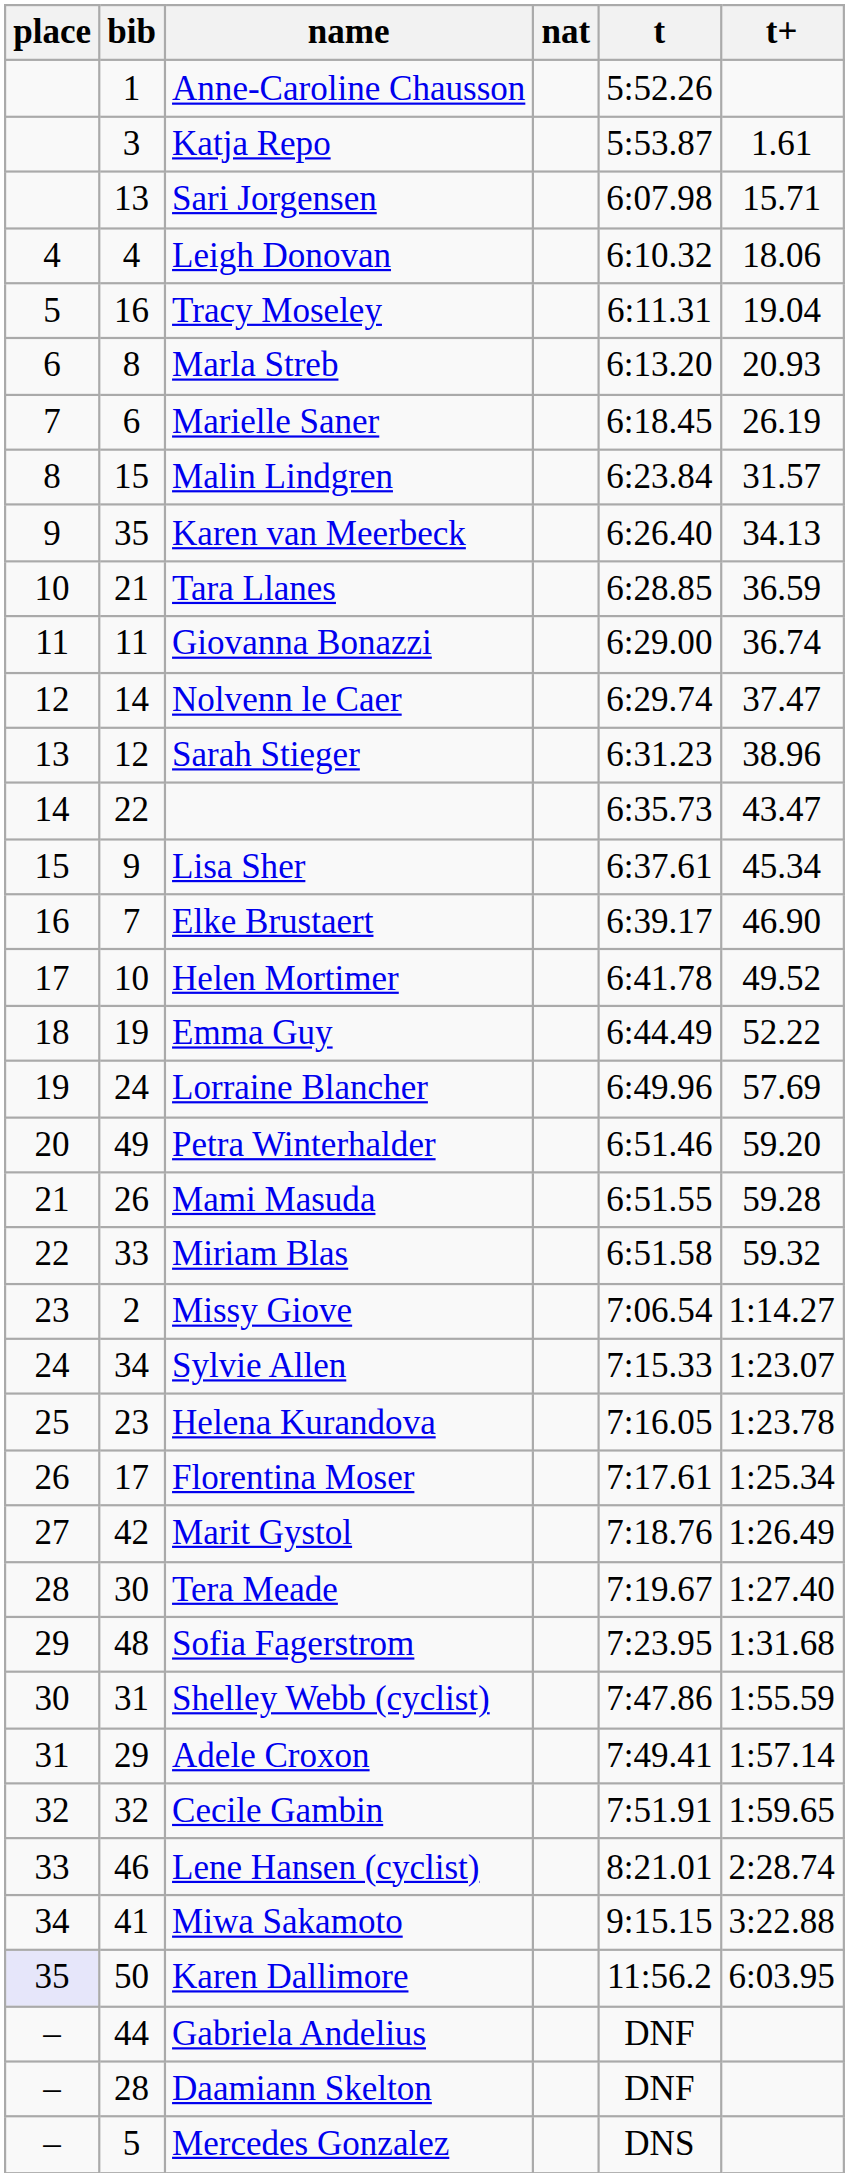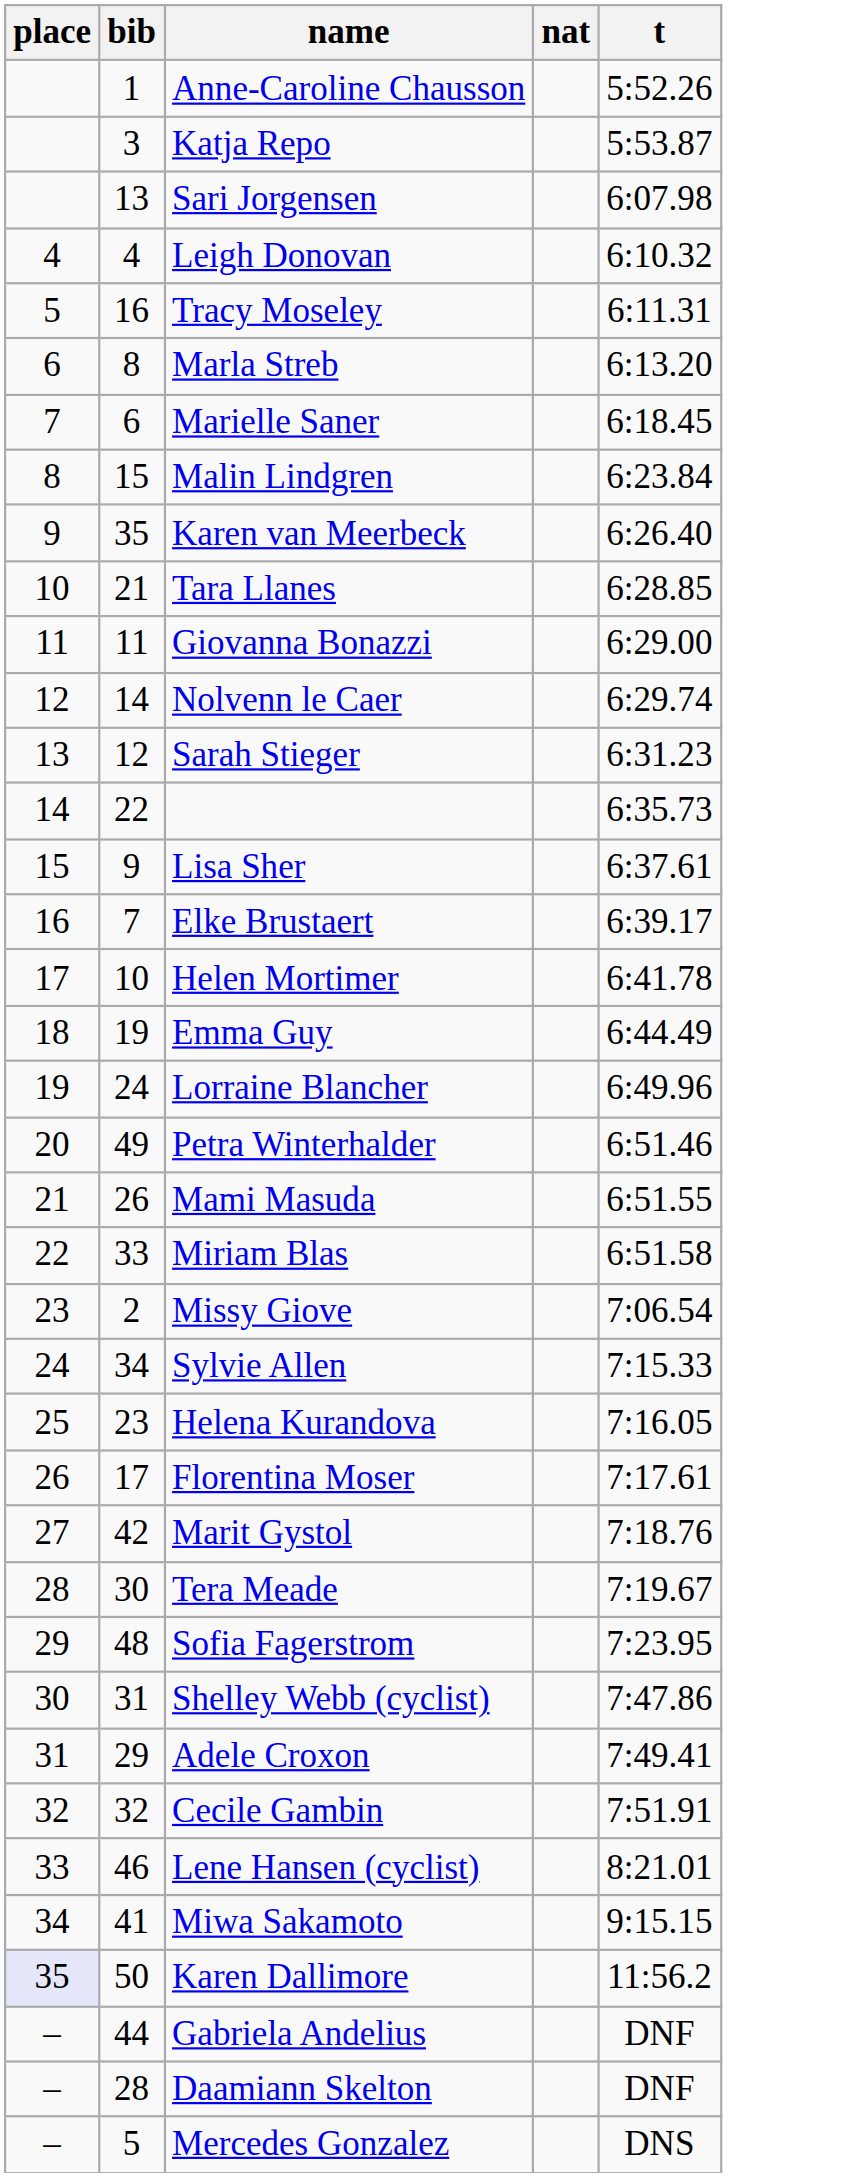- column: (782, 32)
